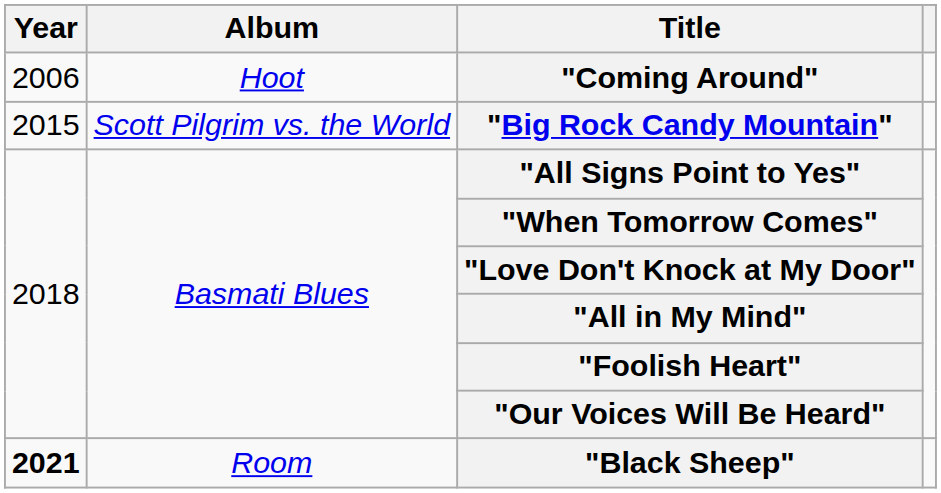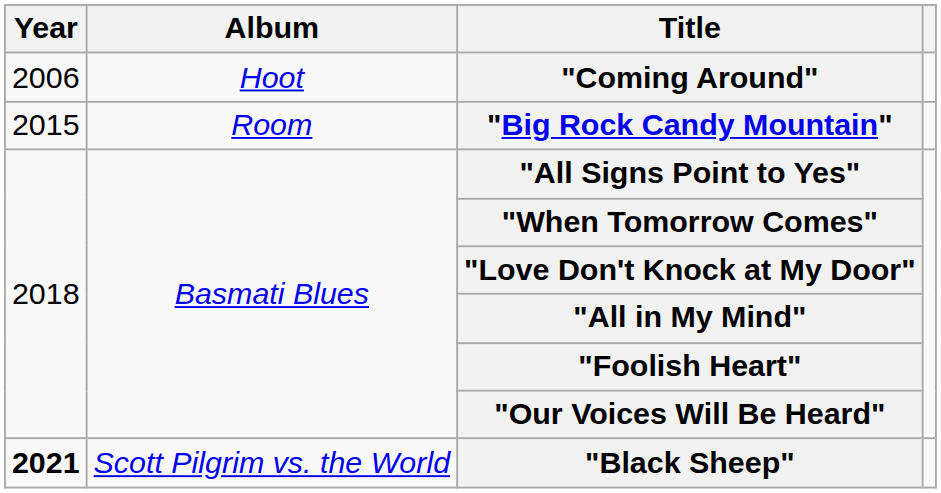(272, 125) Scott Pilgrim vs. the World -> (272, 125) Room
(272, 462) Room -> (272, 462) Scott Pilgrim vs. the World
